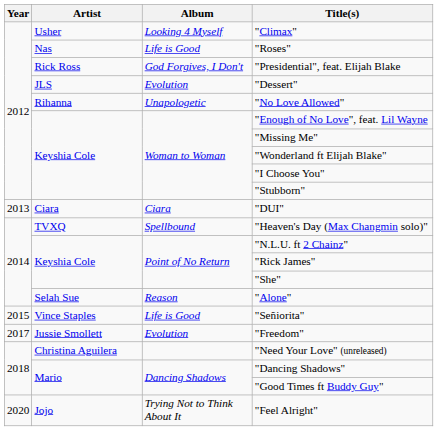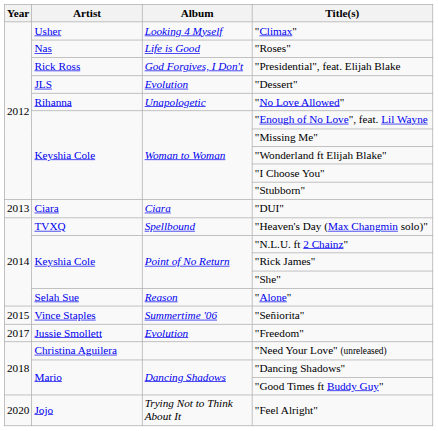(172, 315) Life is Good -> (181, 315) Summertime '06
